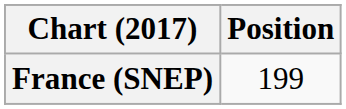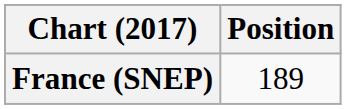(281, 78) 199 -> (281, 78) 189
